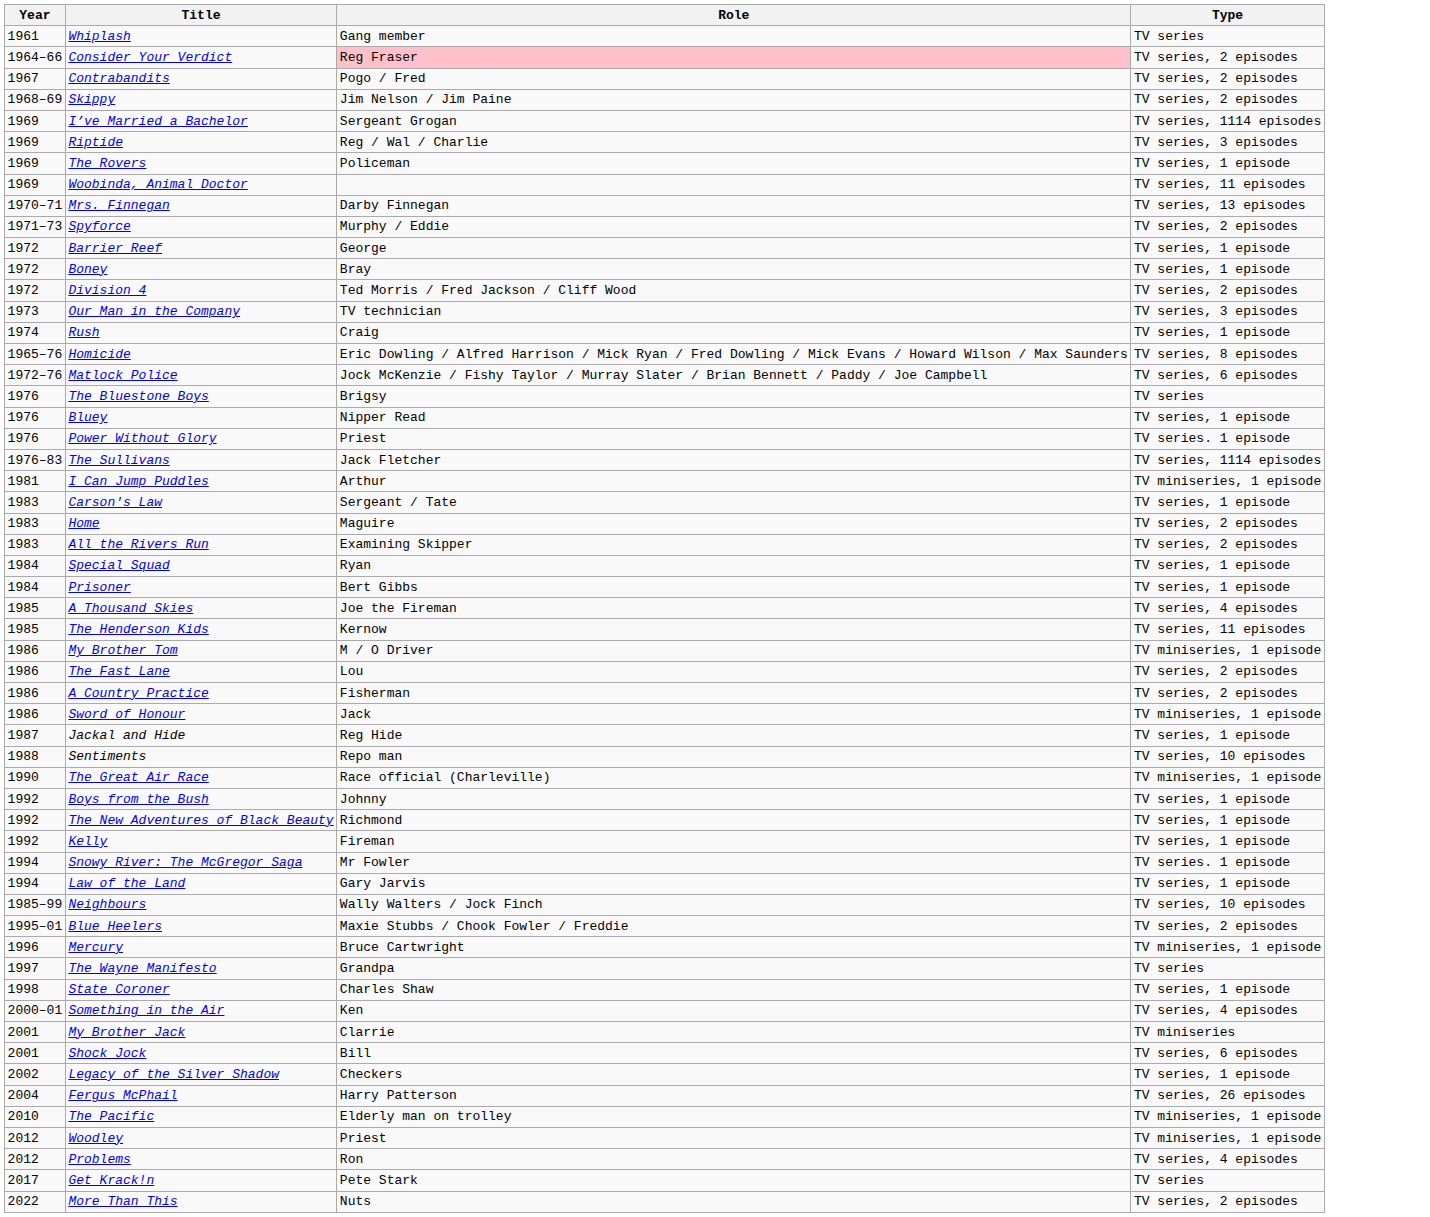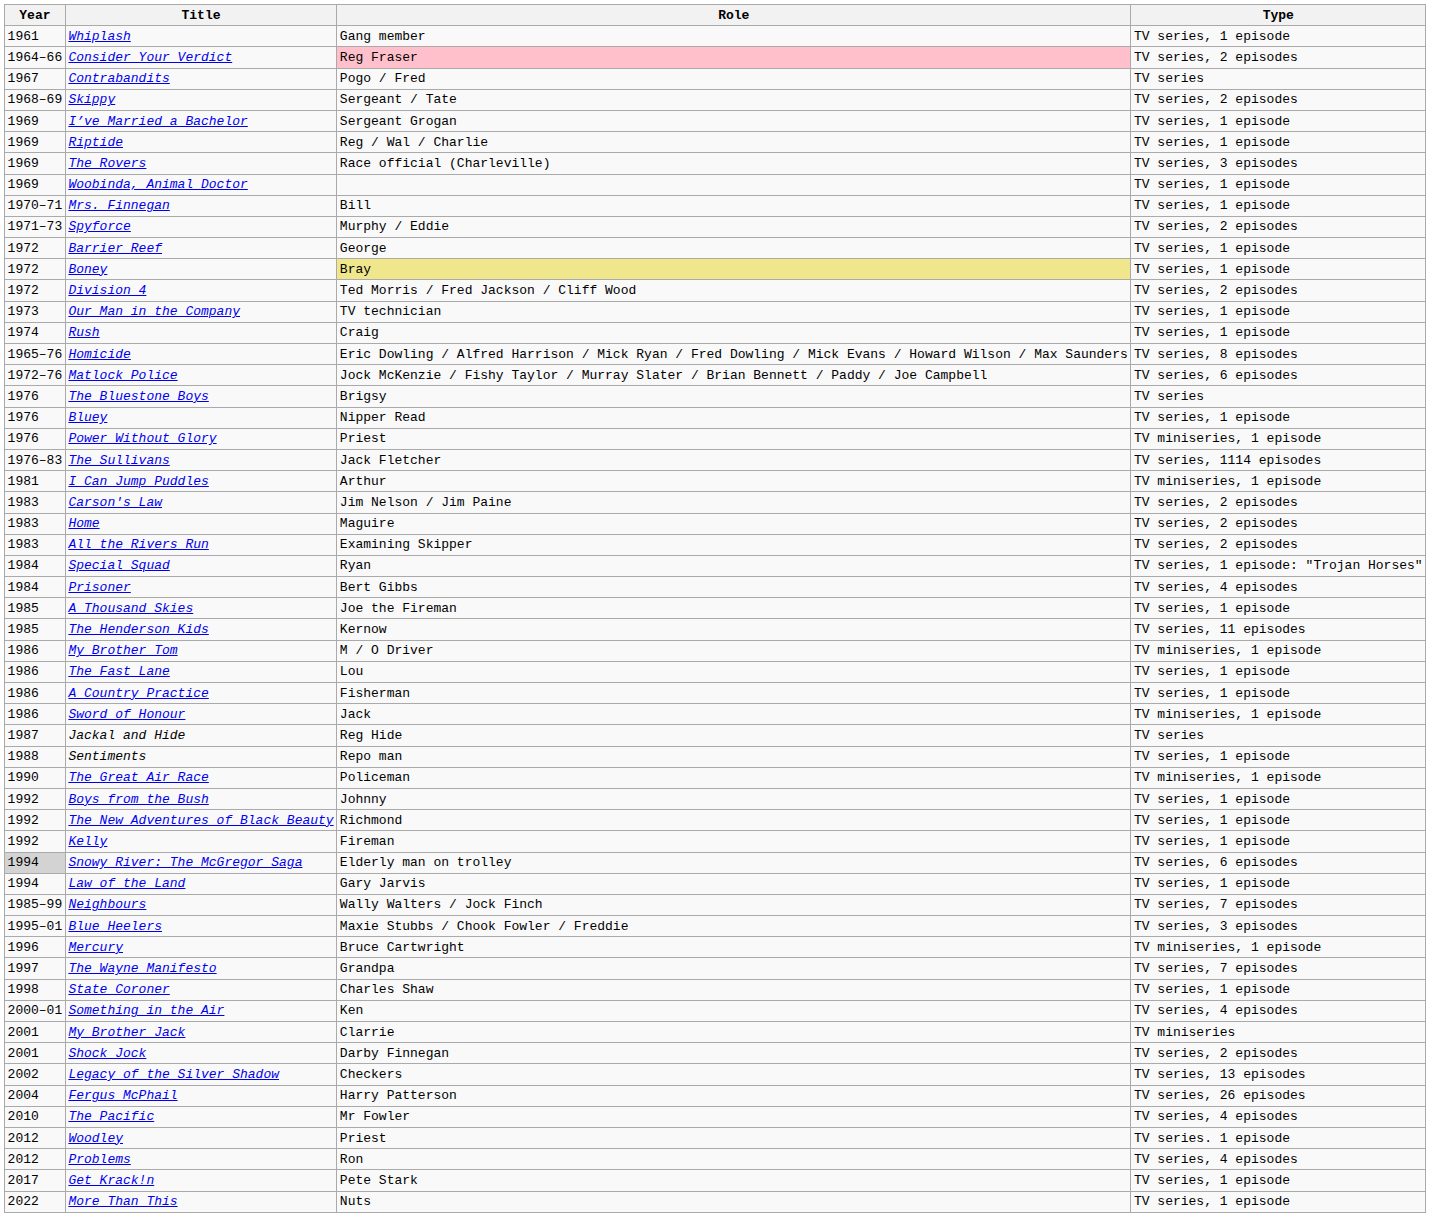(1169, 36) TV series -> (1212, 36) TV series, 1 episode
(1216, 79) TV series, 2 episodes -> (1169, 79) TV series
(426, 100) Jim Nelson / Jim Paine -> (398, 100) Sergeant / Tate
(1228, 121) TV series, 1114 episodes -> (1212, 121) TV series, 1 episode
(1216, 142) TV series, 3 episodes -> (1212, 142) TV series, 1 episode
(375, 163) Policeman -> (445, 163) Race official (Charleville)
(1212, 163) TV series, 1 episode -> (1216, 163) TV series, 3 episodes
(1220, 185) TV series, 11 episodes -> (1212, 185) TV series, 1 episode
(394, 206) Darby Finnegan -> (355, 206) Bill
(1220, 206) TV series, 13 episodes -> (1212, 206) TV series, 1 episode
(355, 269) no background -> (355, 269) khaki background
(1216, 312) TV series, 3 episodes -> (1212, 312) TV series, 1 episode
(1212, 439) TV series. 1 episode -> (1228, 439) TV miniseries, 1 episode
(398, 502) Sergeant / Tate -> (426, 502) Jim Nelson / Jim Paine
(1212, 502) TV series, 1 episode -> (1216, 502) TV series, 2 episodes
(1212, 566) TV series, 1 episode -> (1278, 566) TV series, 1 episode: "Trojan Horses"
(1212, 587) TV series, 1 episode -> (1216, 587) TV series, 4 episodes
(1216, 608) TV series, 4 episodes -> (1212, 608) TV series, 1 episode
(1216, 672) TV series, 2 episodes -> (1212, 672) TV series, 1 episode
(1216, 693) TV series, 2 episodes -> (1212, 693) TV series, 1 episode
(1212, 735) TV series, 1 episode -> (1169, 735) TV series
(1220, 757) TV series, 10 episodes -> (1212, 757) TV series, 1 episode
(445, 778) Race official (Charleville) -> (375, 778) Policeman
(23, 863) no background -> (23, 863) lightgrey background
(375, 863) Mr Fowler -> (426, 863) Elderly man on trolley
(1212, 863) TV series. 1 episode -> (1216, 863) TV series, 6 episodes
(1220, 905) TV series, 10 episodes -> (1216, 905) TV series, 7 episodes
(1216, 926) TV series, 2 episodes -> (1216, 926) TV series, 3 episodes
(1169, 969) TV series -> (1216, 969) TV series, 7 episodes
(355, 1053) Bill -> (394, 1053) Darby Finnegan
(1216, 1053) TV series, 6 episodes -> (1216, 1053) TV series, 2 episodes
(1212, 1074) TV series, 1 episode -> (1220, 1074) TV series, 13 episodes
(426, 1117) Elderly man on trolley -> (375, 1117) Mr Fowler
(1228, 1117) TV miniseries, 1 episode -> (1216, 1117) TV series, 4 episodes
(1228, 1138) TV miniseries, 1 episode -> (1212, 1138) TV series. 1 episode
(1169, 1180) TV series -> (1212, 1180) TV series, 1 episode
(1216, 1202) TV series, 2 episodes -> (1212, 1202) TV series, 1 episode
